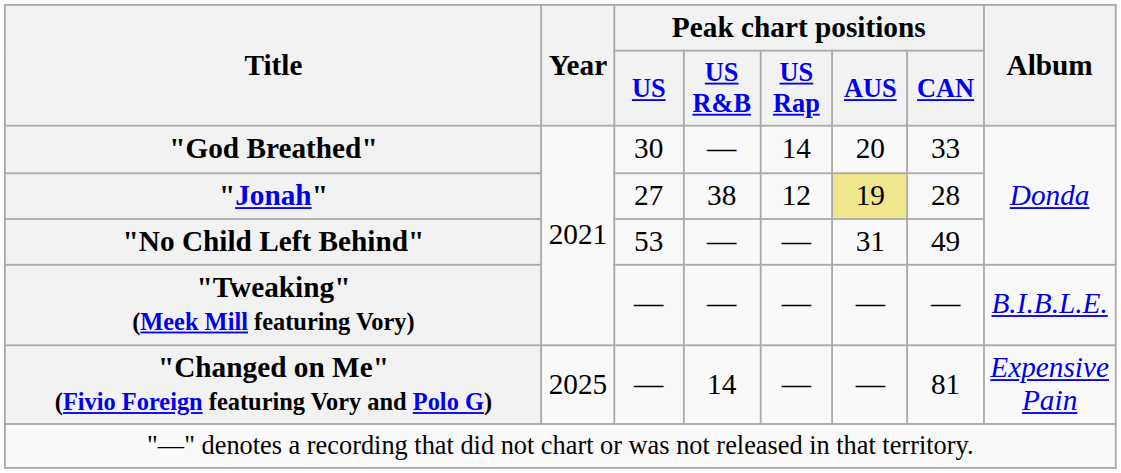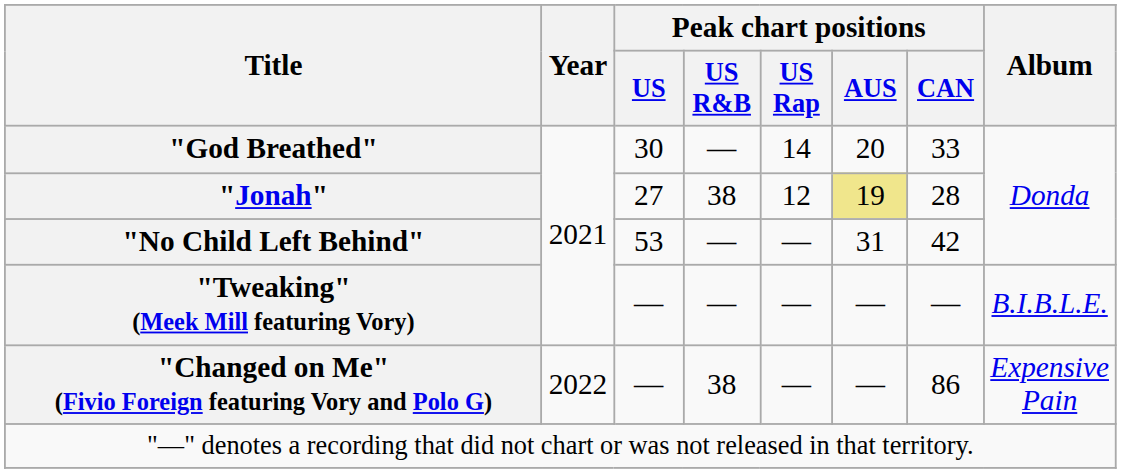(946, 241) 49 -> (946, 241) 42
(578, 383) 2025 -> (578, 383) 2022
(722, 383) 14 -> (722, 383) 38
(946, 383) 81 -> (946, 383) 86
